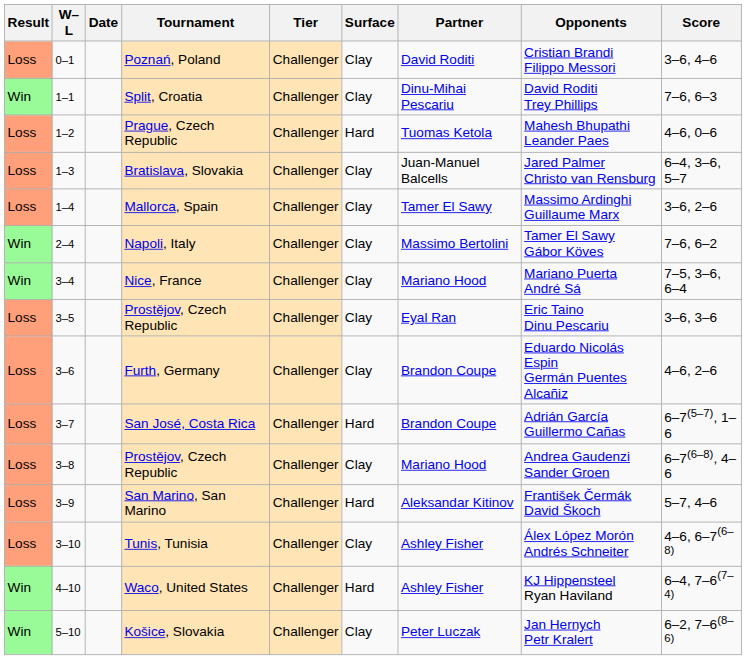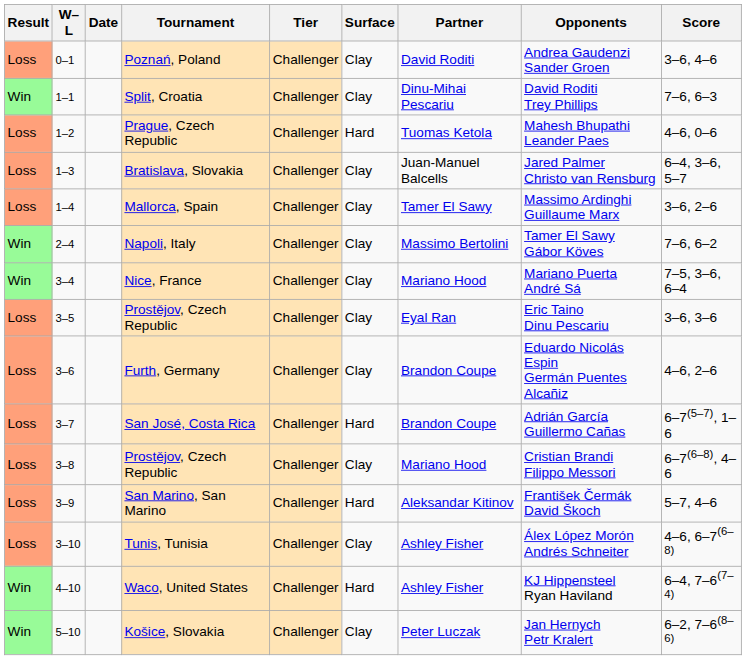(570, 59) Cristian Brandi Filippo Messori -> (577, 59) Andrea Gaudenzi Sander Groen
(577, 464) Andrea Gaudenzi Sander Groen -> (570, 464) Cristian Brandi Filippo Messori
